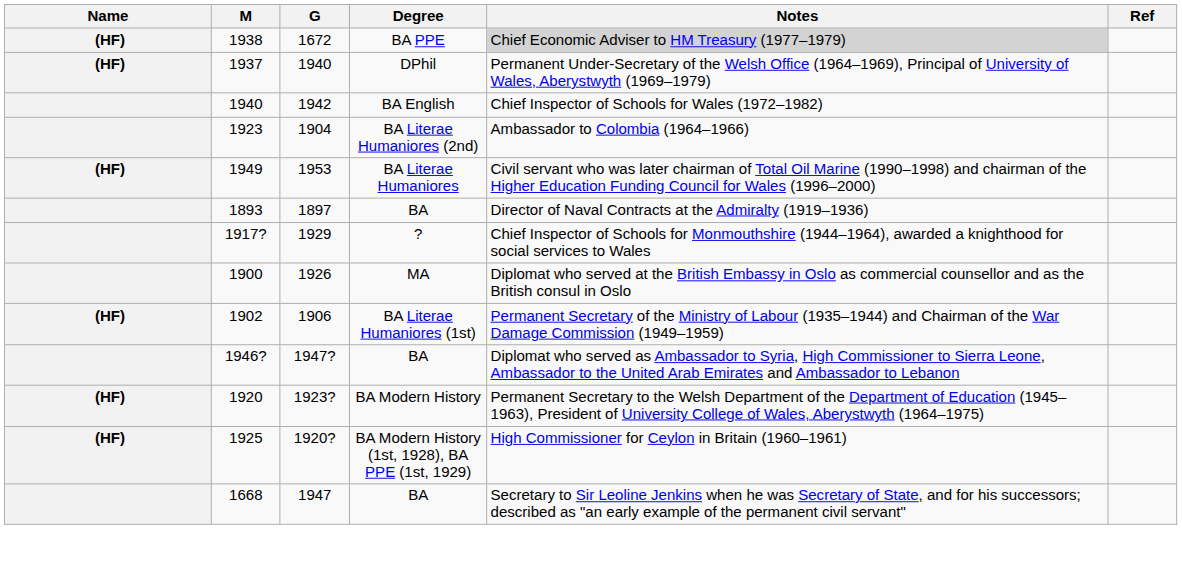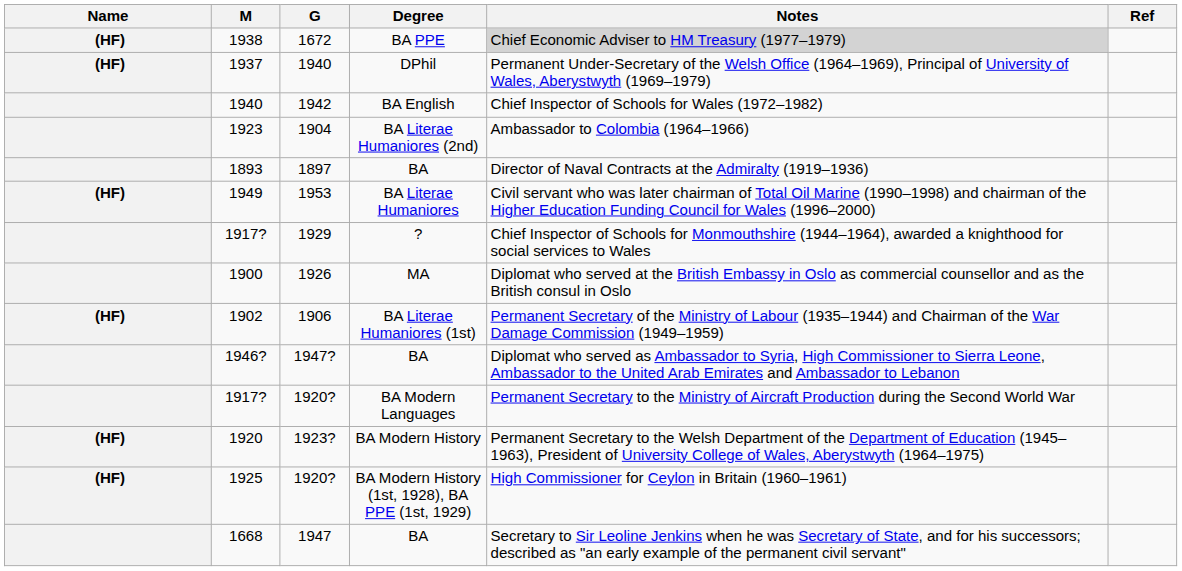rows swapped: (246, 210) <-> (246, 169)
+ row: (246, 397)
